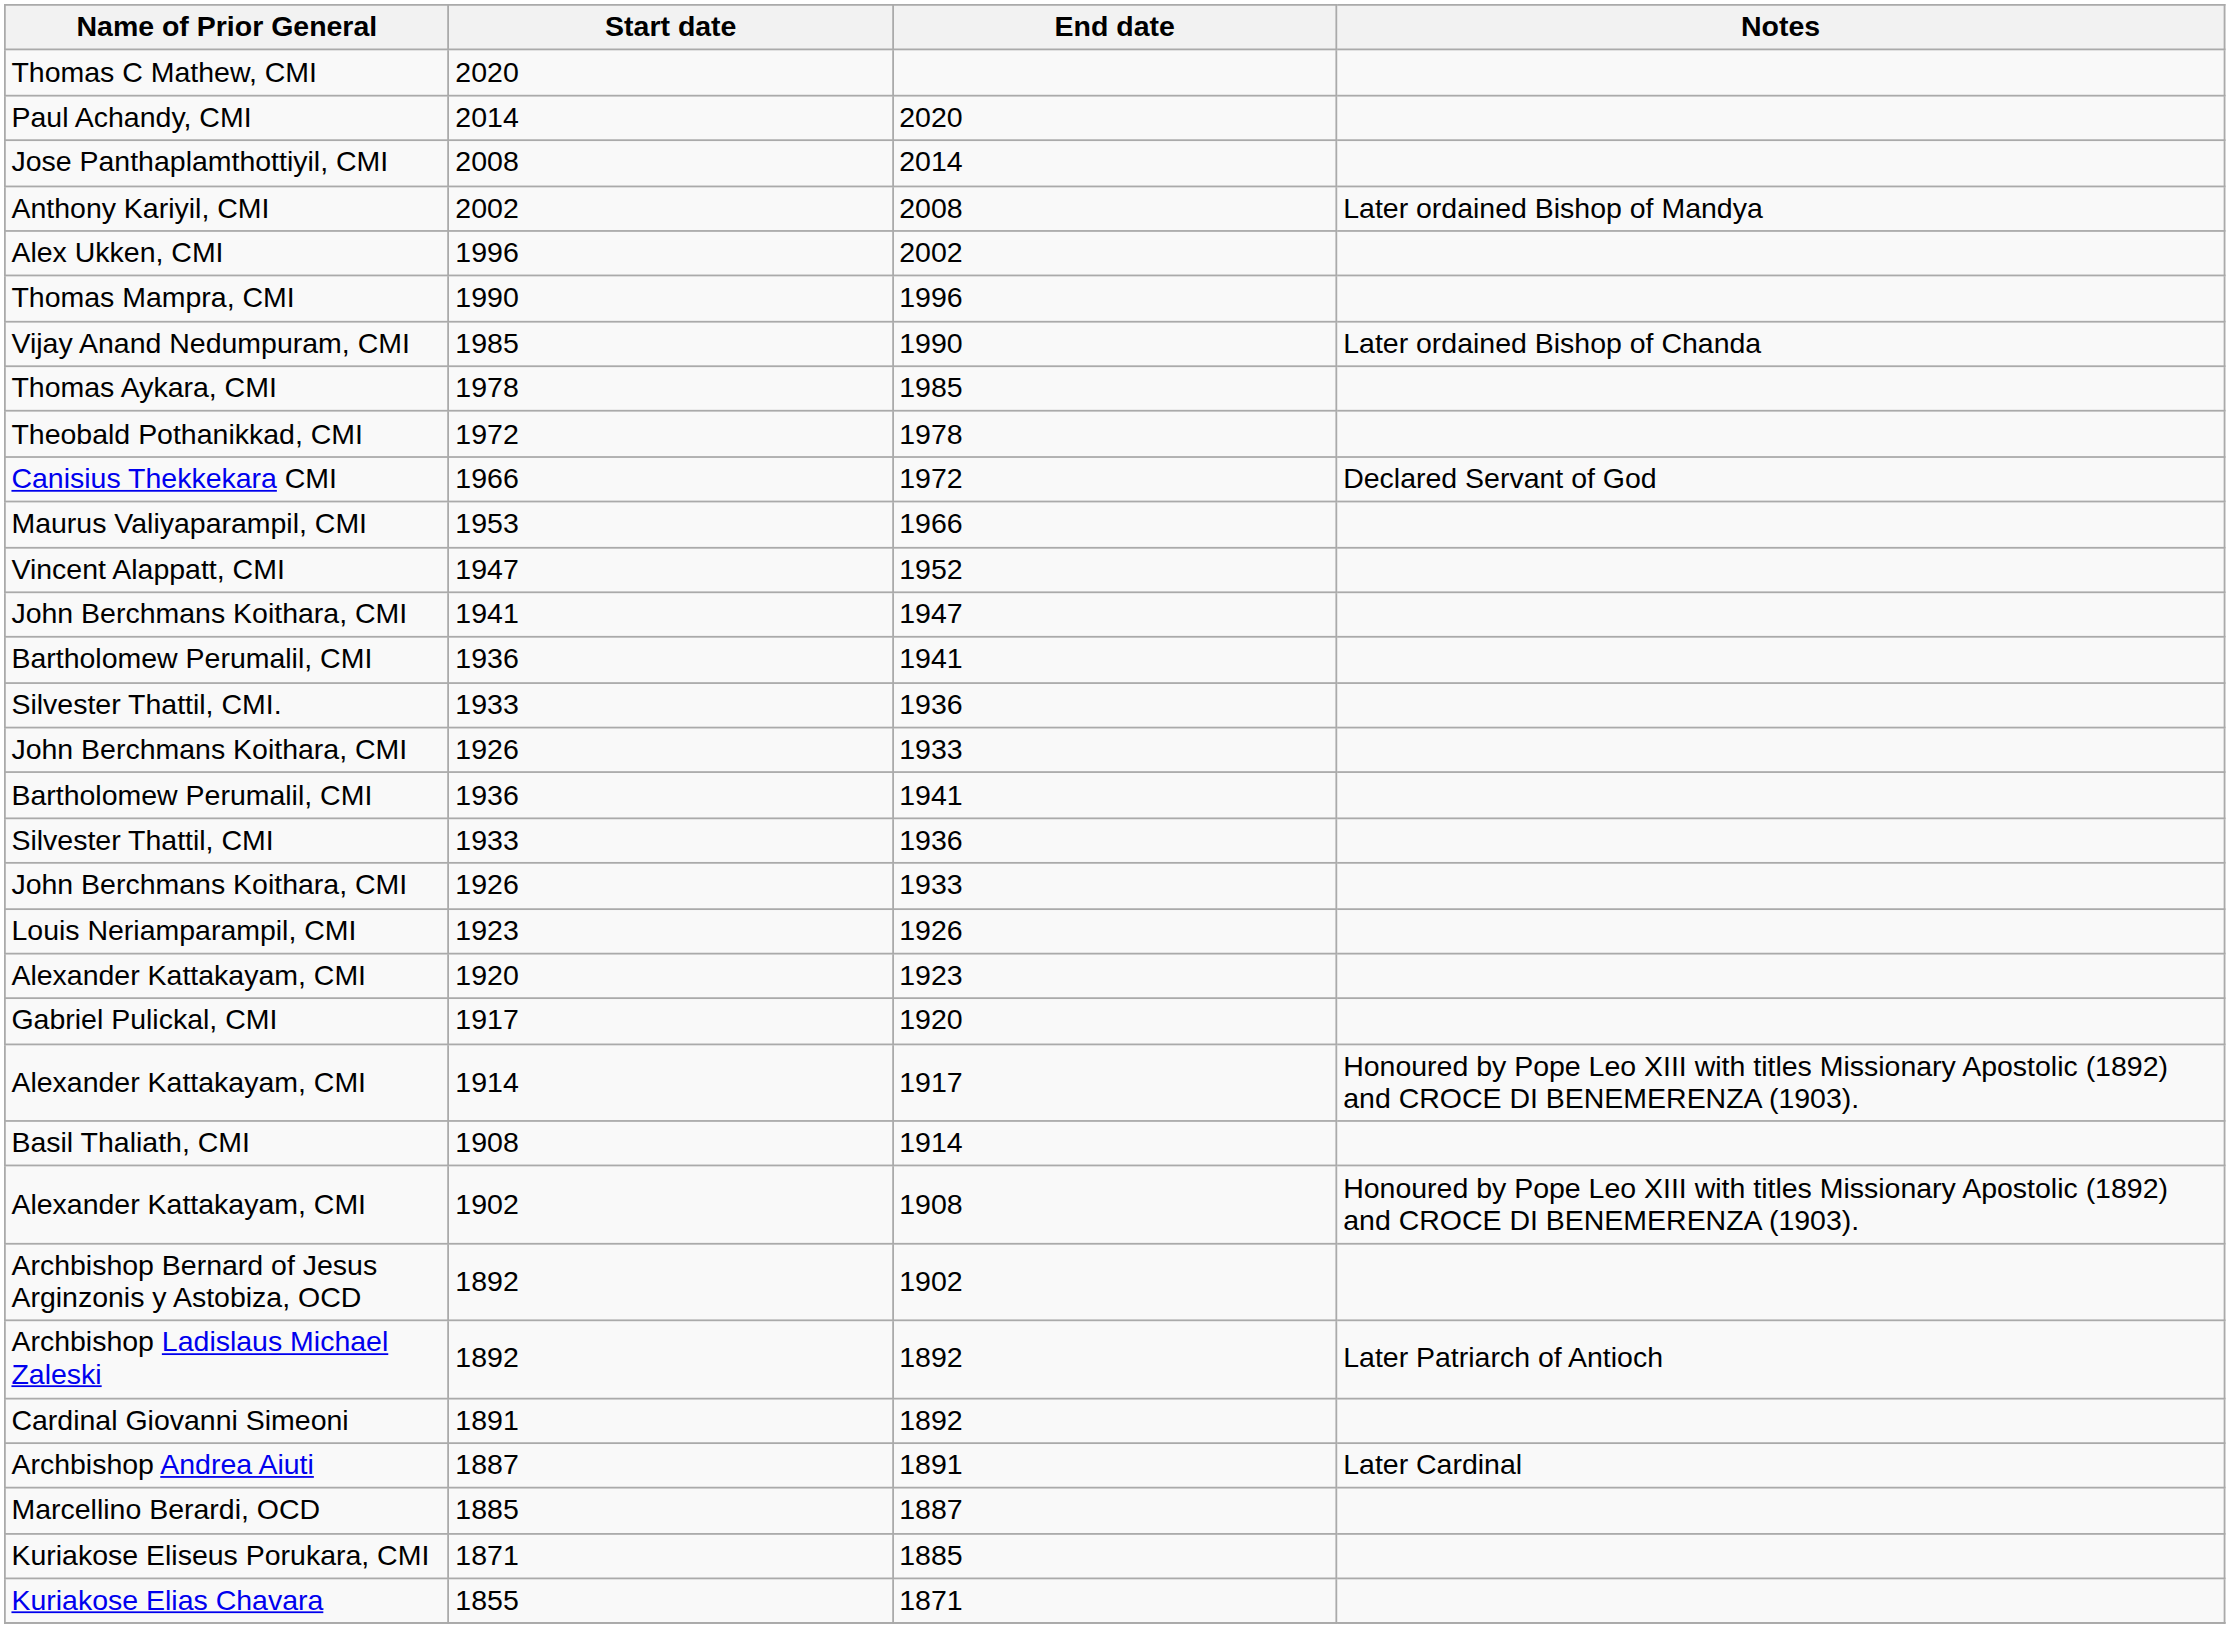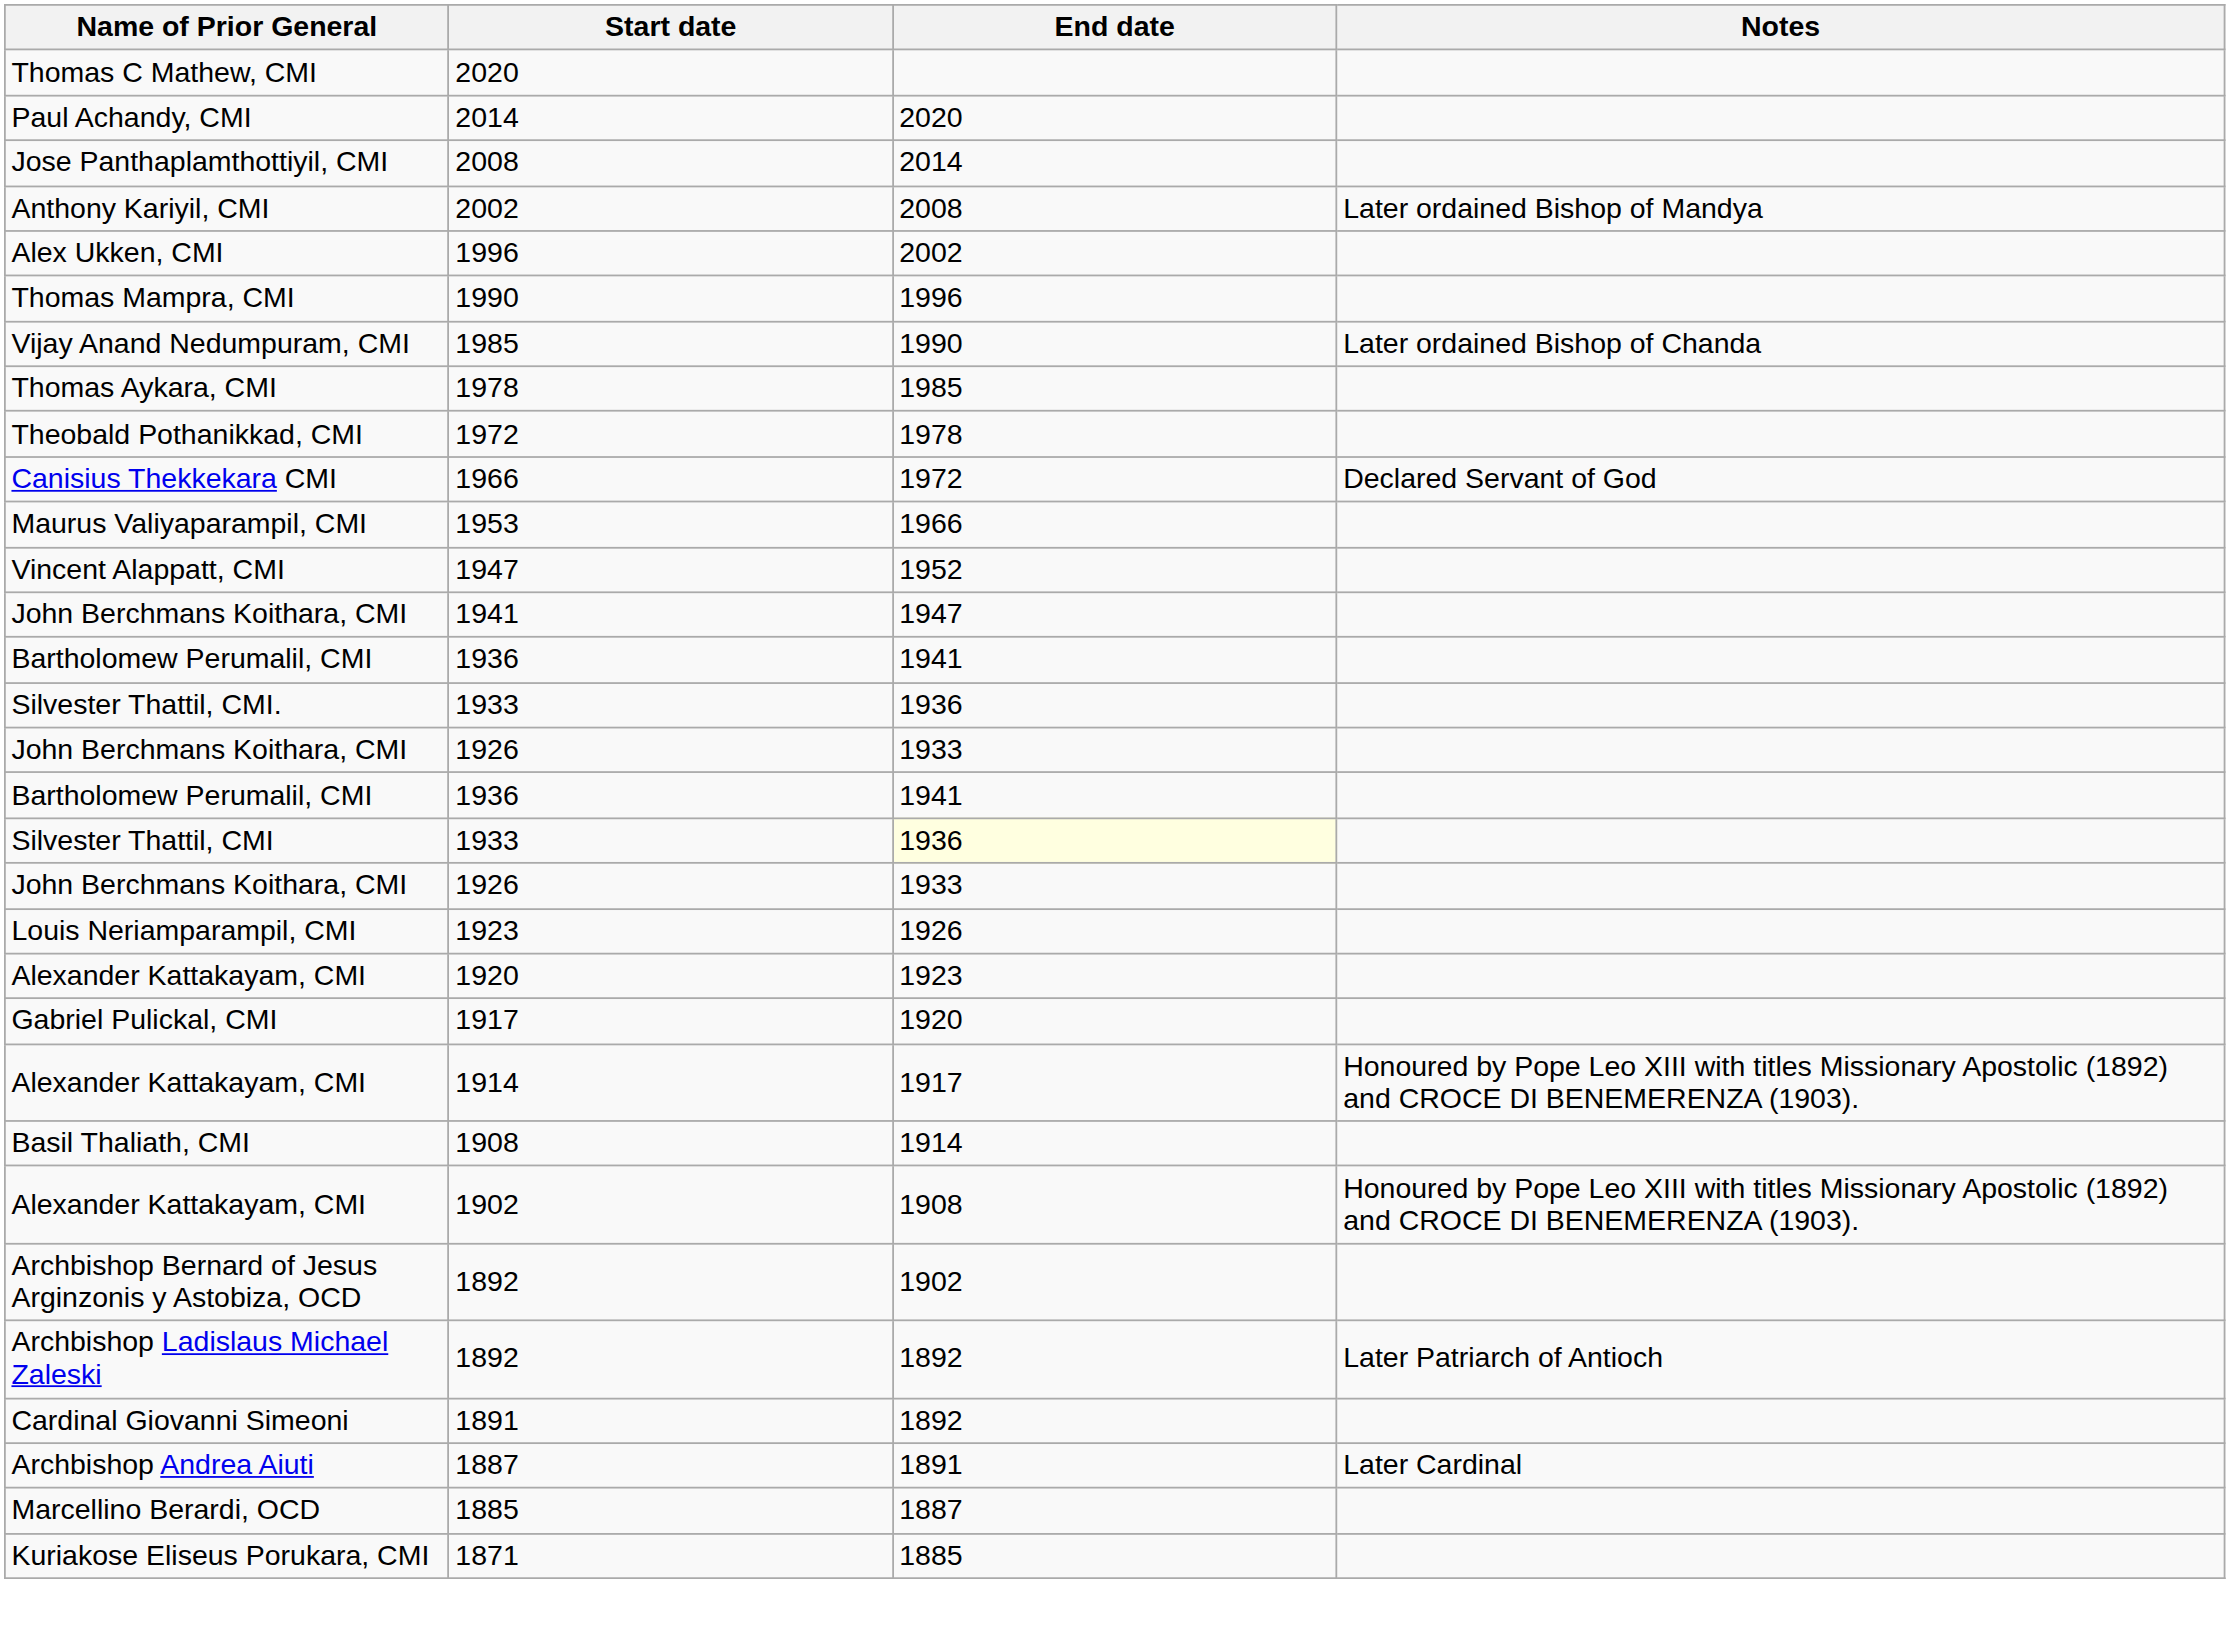(931, 840) no background -> (931, 840) lightyellow background
- row: (167, 1600)
